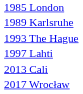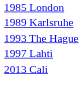- row: (37, 84)
